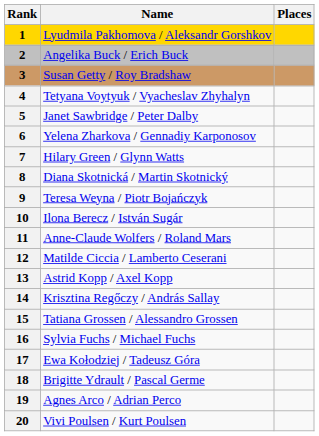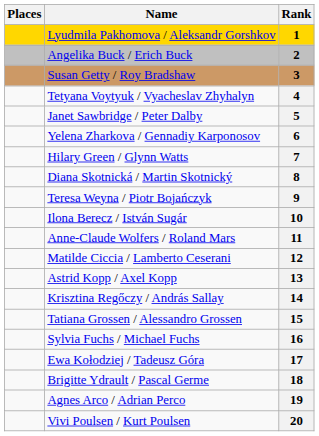columns swapped: (22, 14) <-> (294, 14)
